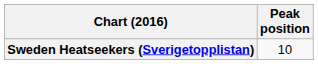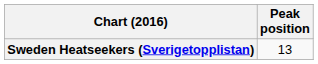(285, 49) 10 -> (285, 49) 13
